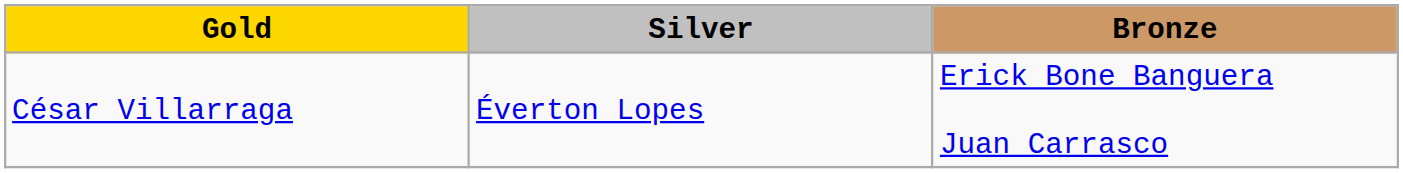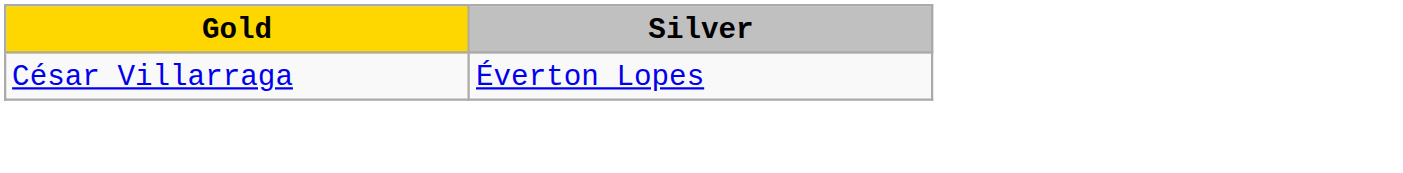- column: (1165, 29)
